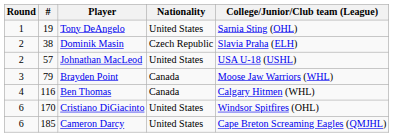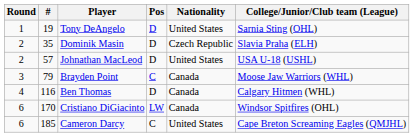+ column: (157, 12)
(48, 44) 38 -> (48, 44) 35
(176, 108) United States -> (184, 108) Canada
